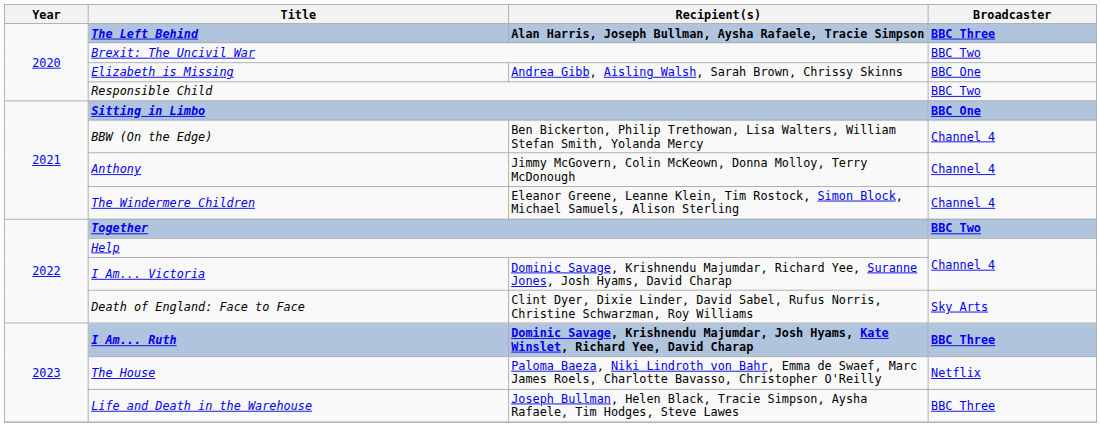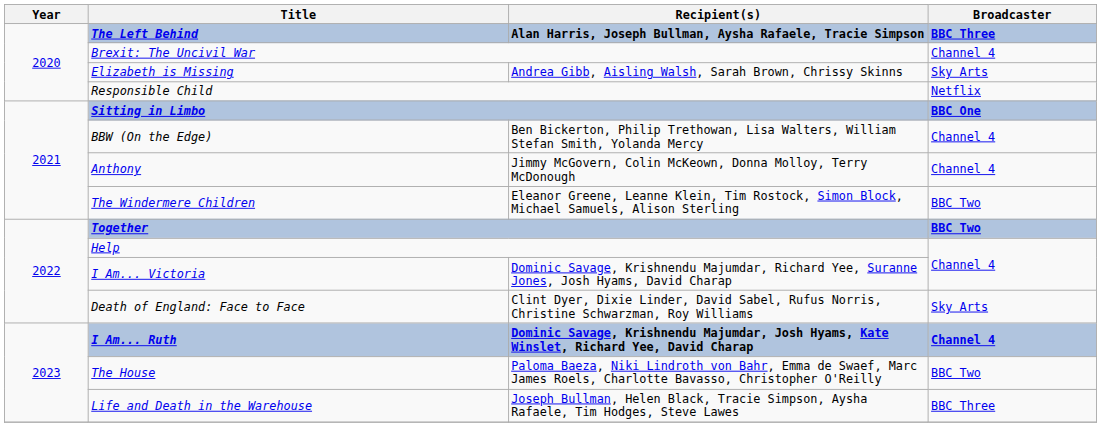(956, 53) BBC Two -> (963, 53) Channel 4
(956, 72) BBC One -> (960, 72) Sky Arts
(956, 91) BBC Two -> (956, 91) Netflix
(963, 202) Channel 4 -> (956, 202) BBC Two
(963, 340) BBC Three -> (963, 340) Channel 4
(956, 373) Netflix -> (956, 373) BBC Two
